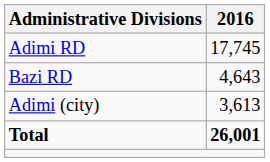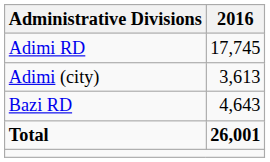rows swapped: (40, 76) <-> (54, 105)
